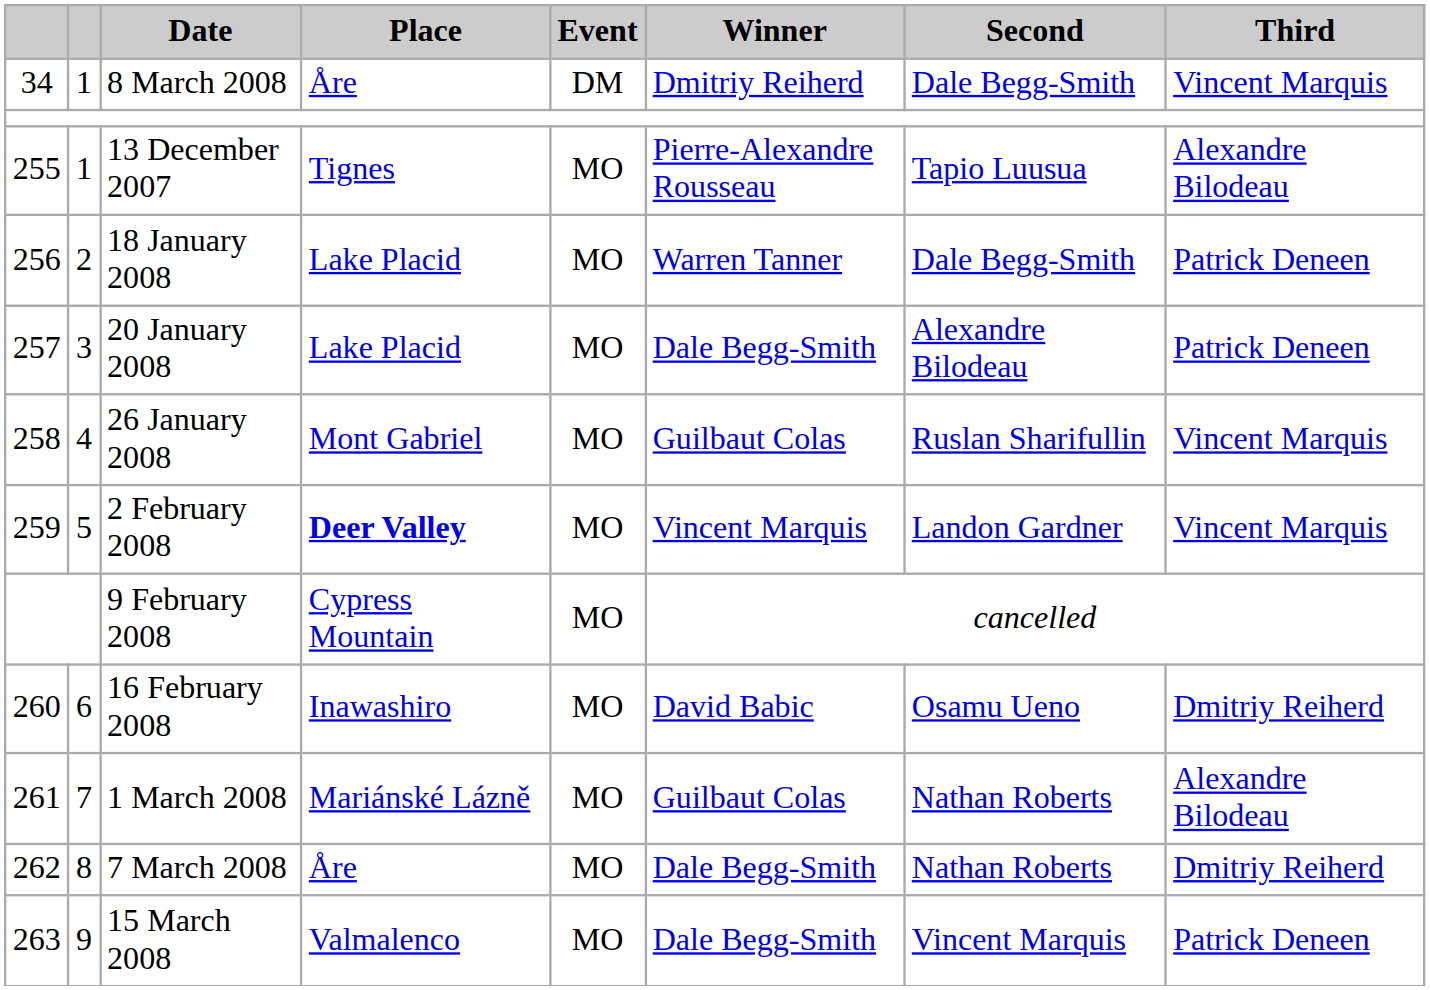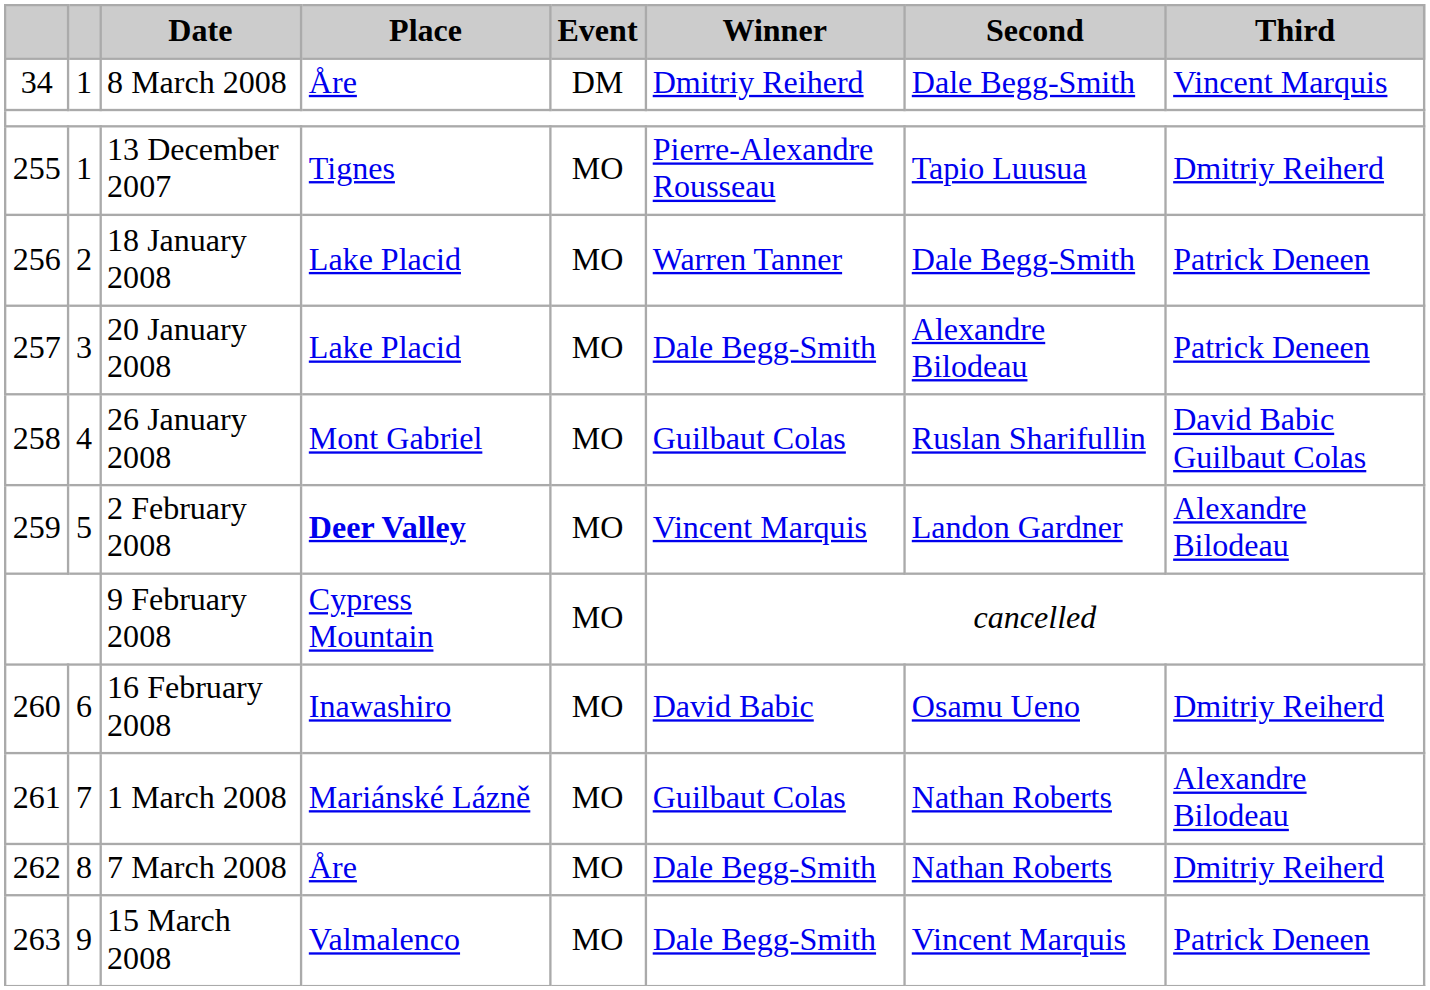(1240, 169) Alexandre Bilodeau -> (1279, 169) Dmitriy Reiherd
(1280, 438) Vincent Marquis -> (1270, 438) David Babic Guilbaut Colas
(1280, 527) Vincent Marquis -> (1240, 527) Alexandre Bilodeau
